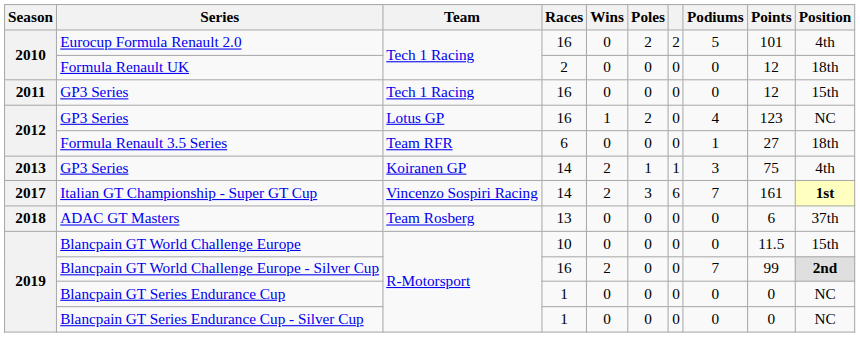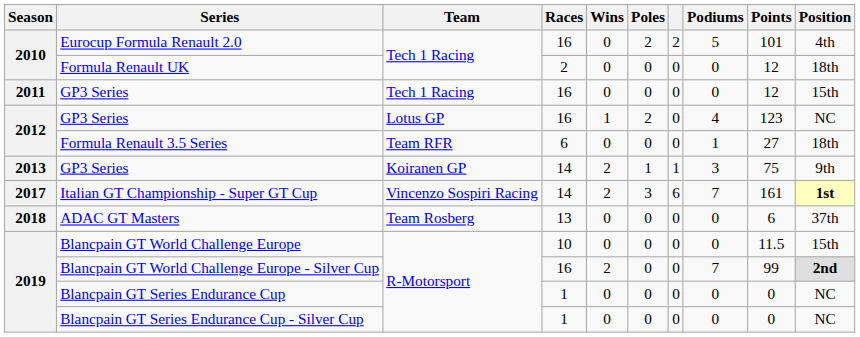(825, 168) 4th -> (825, 168) 9th
